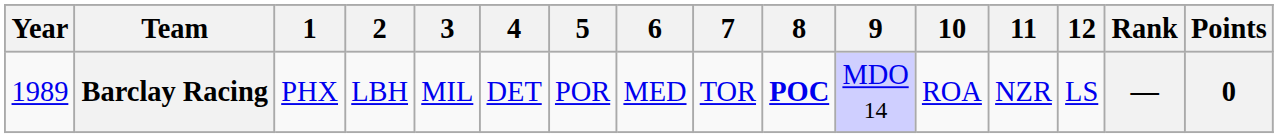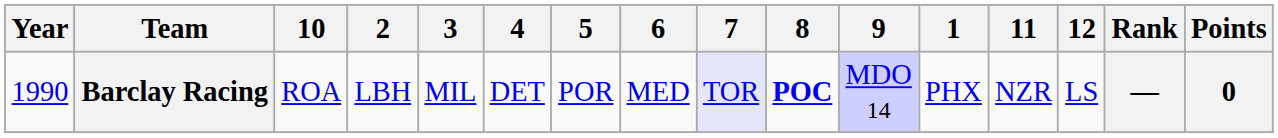columns swapped: (310, 28) <-> (952, 28)
(40, 91) 1989 -> (40, 91) 1990
(728, 91) no background -> (731, 91) lavender background
